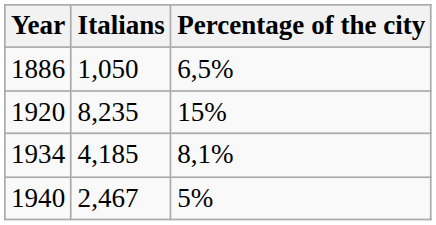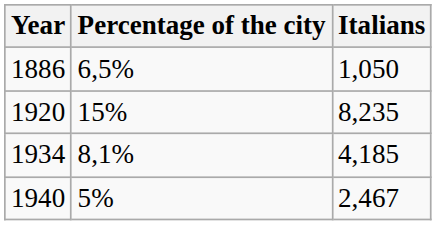columns swapped: (121, 25) <-> (301, 25)
